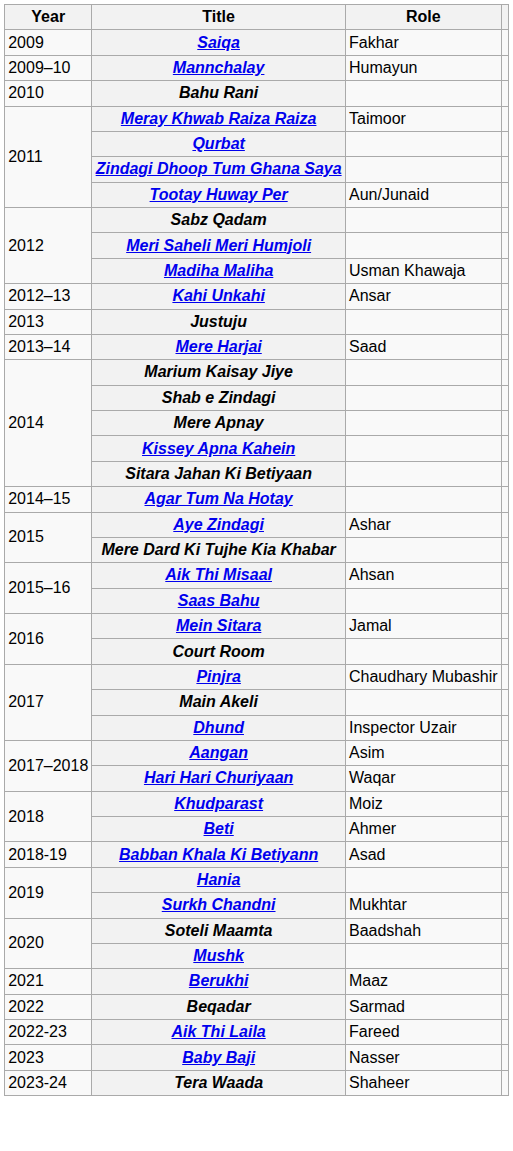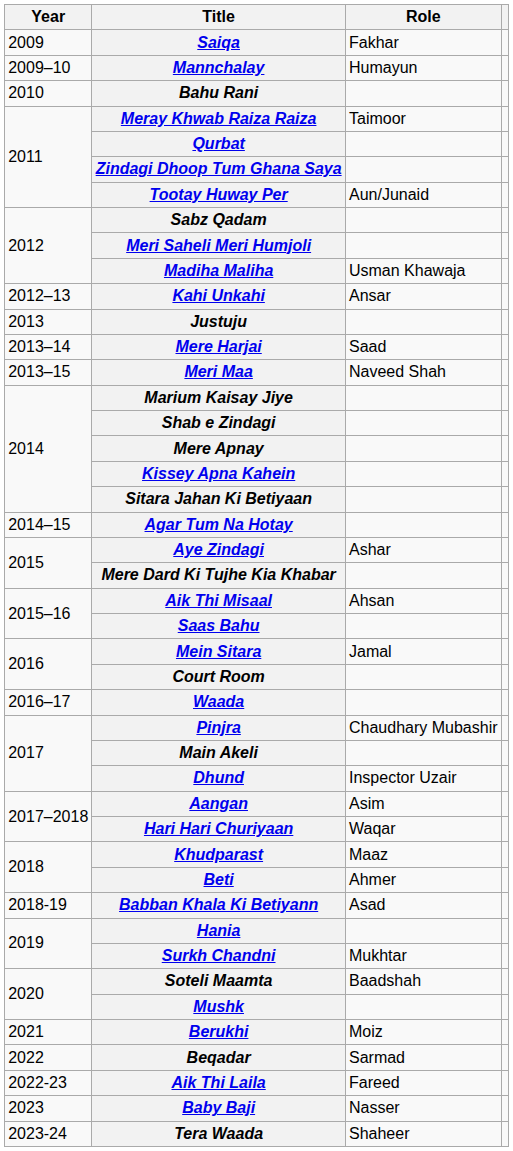+ row: (219, 372)
+ row: (219, 702)
(366, 803) Moiz -> (369, 854) Maaz
(369, 981) Maaz -> (366, 1032) Moiz
